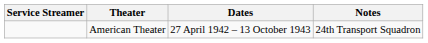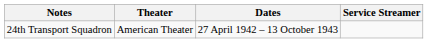columns swapped: (46, 12) <-> (368, 12)
